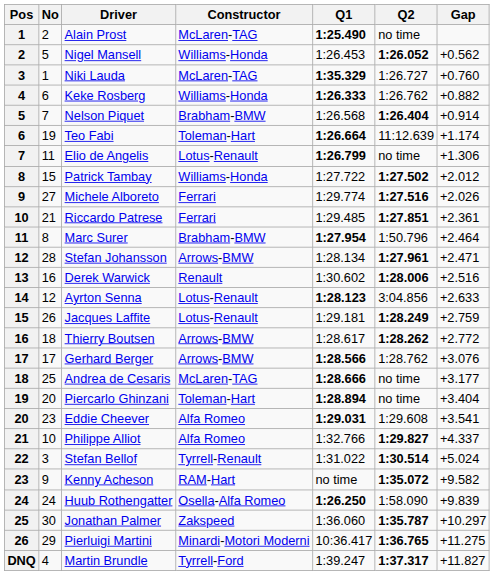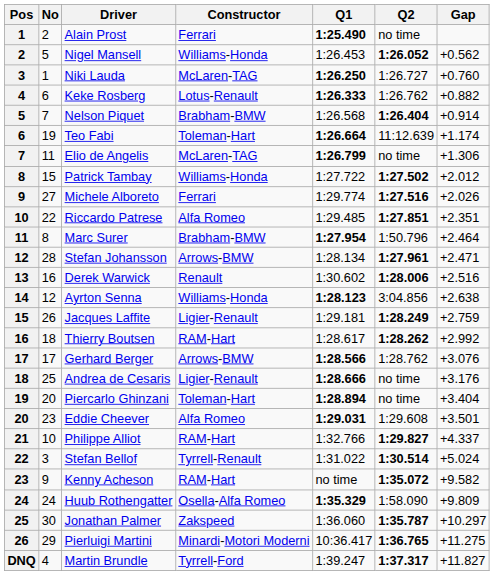(218, 35) McLaren-TAG -> (197, 35) Ferrari
(341, 75) 1:35.329 -> (341, 75) 1:26.250
(223, 96) Williams-Honda -> (218, 96) Lotus-Renault
(218, 156) Lotus-Renault -> (218, 156) McLaren-TAG
(49, 217) 21 -> (49, 217) 22
(197, 217) Ferrari -> (212, 217) Alfa Romeo
(460, 217) +2.361 -> (460, 217) +2.351
(218, 298) Lotus-Renault -> (223, 298) Williams-Honda
(460, 298) +2.633 -> (460, 298) +2.638
(218, 318) Lotus-Renault -> (218, 318) Ligier-Renault
(216, 338) Arrows-BMW -> (207, 338) RAM-Hart
(460, 338) +2.772 -> (460, 338) +2.992
(218, 379) McLaren-TAG -> (218, 379) Ligier-Renault
(460, 379) +3.177 -> (460, 379) +3.176
(460, 419) +3.541 -> (460, 419) +3.501
(212, 439) Alfa Romeo -> (207, 439) RAM-Hart
(341, 500) 1:26.250 -> (341, 500) 1:35.329
(460, 500) +9.839 -> (460, 500) +9.809
